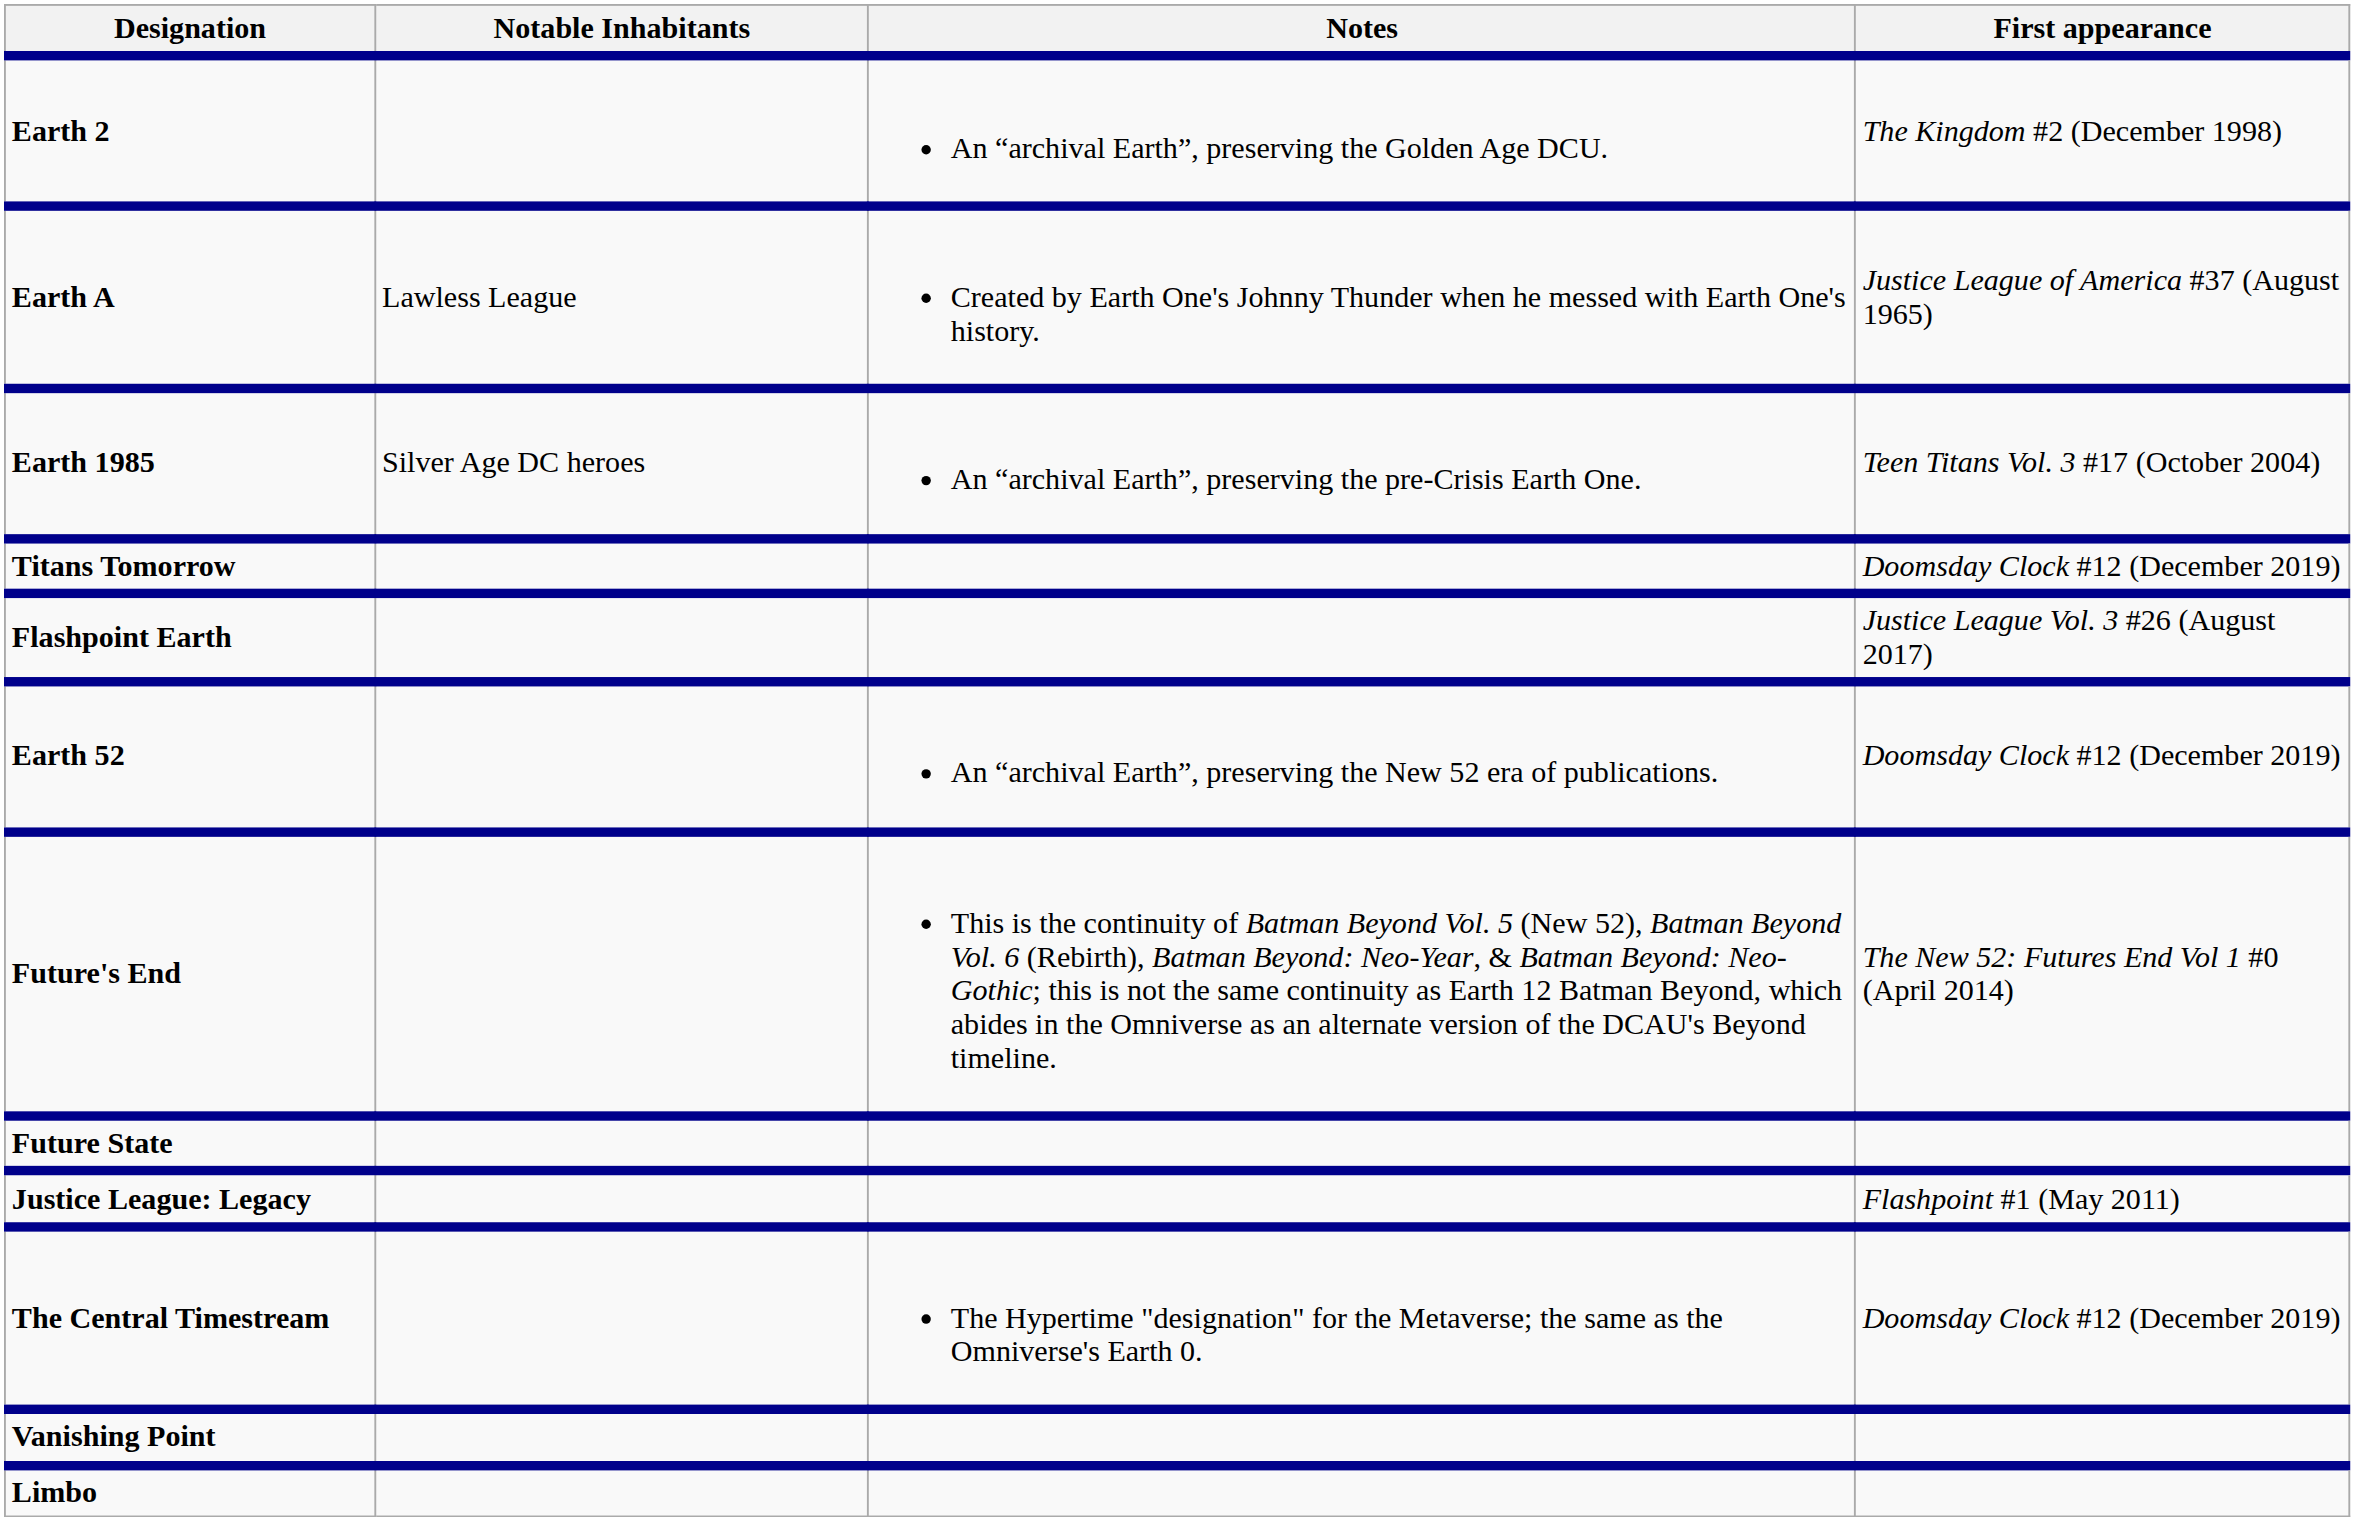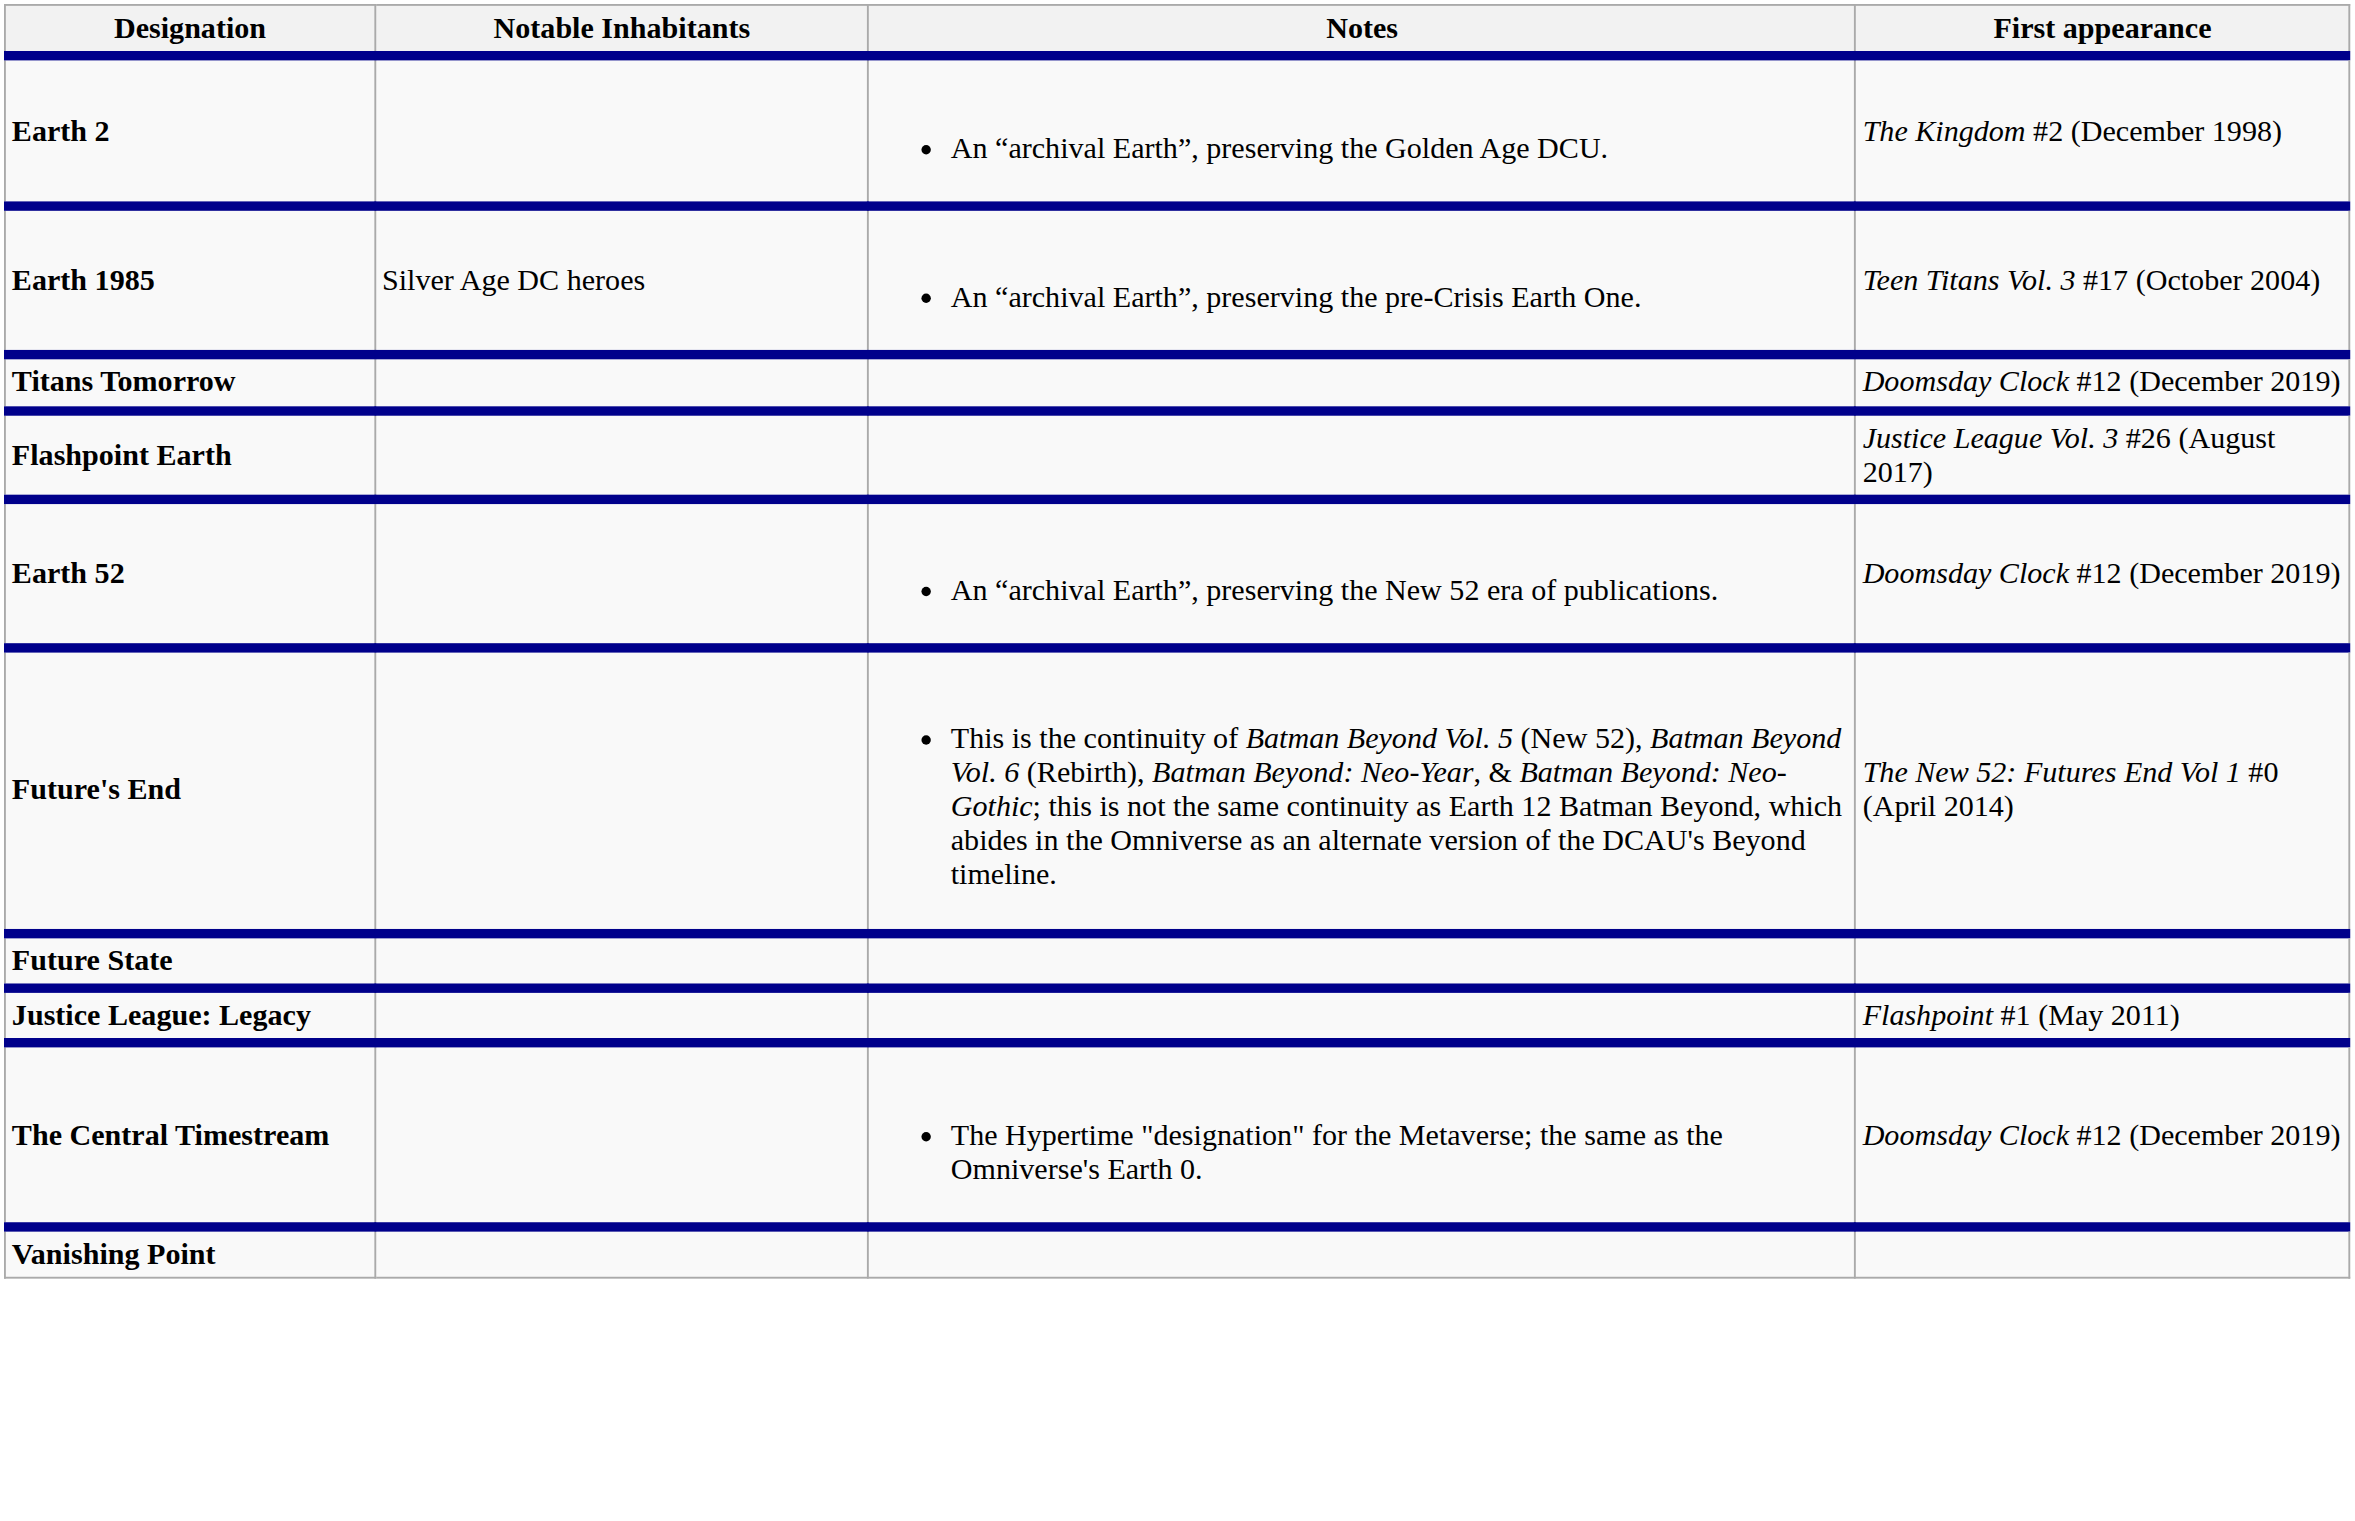- row: (63, 296)
- row: (54, 1491)
